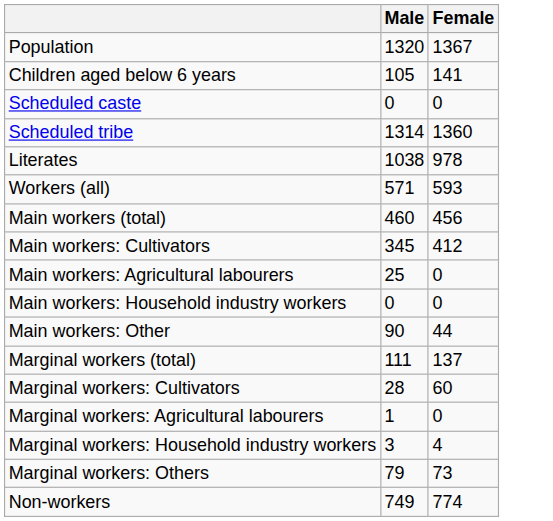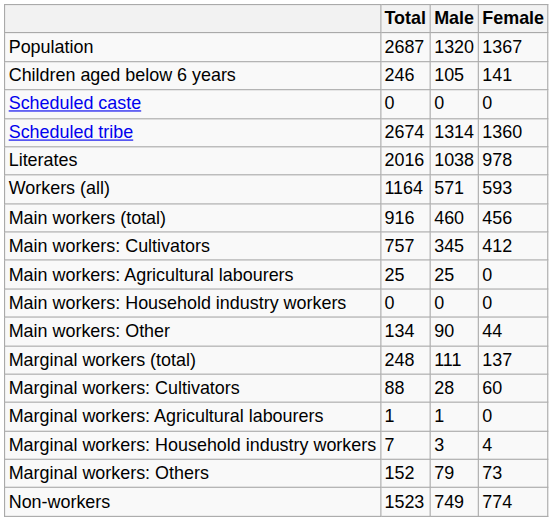+ column: (405, 18)
